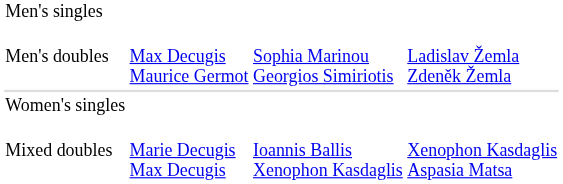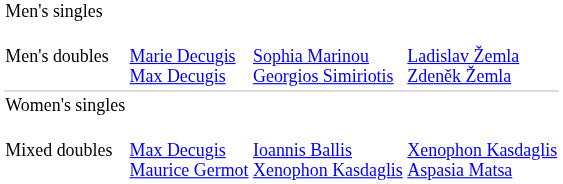(189, 66) Max Decugis Maurice Germot -> (183, 66) Marie Decugis Max Decugis
(183, 160) Marie Decugis Max Decugis -> (189, 160) Max Decugis Maurice Germot
